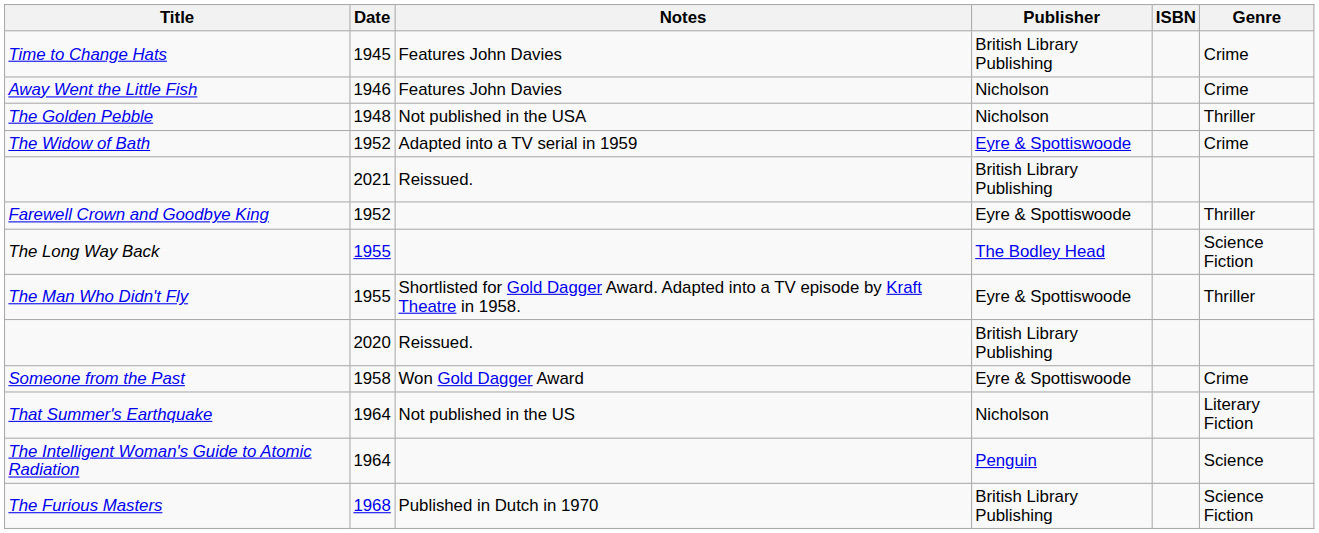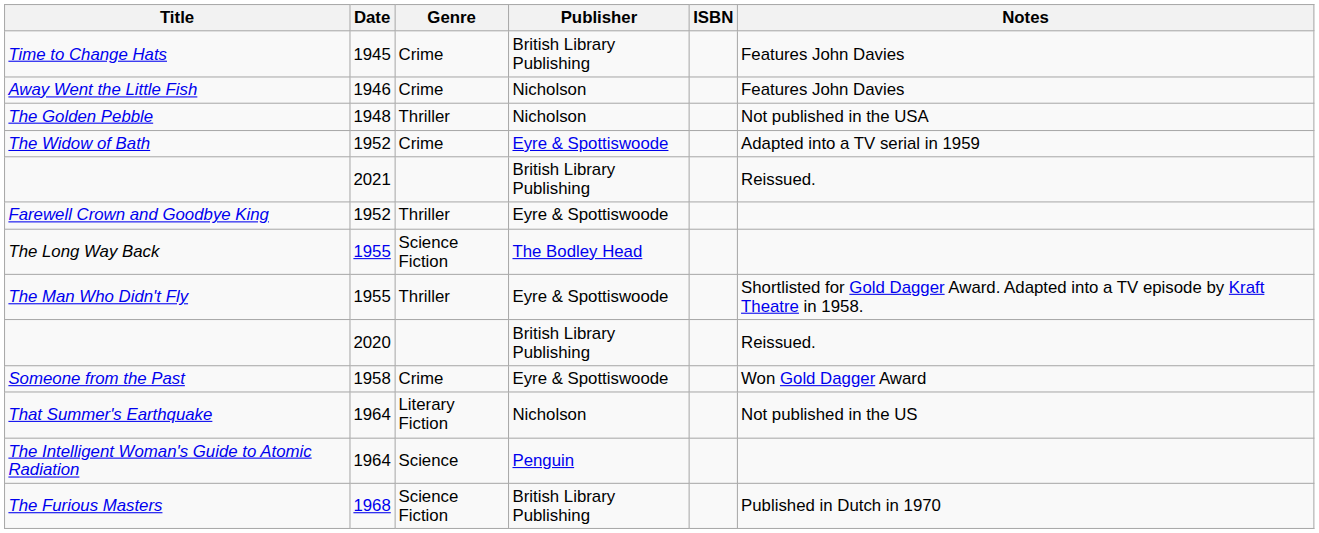columns swapped: (1257, 17) <-> (683, 17)
